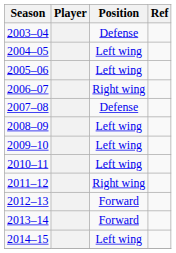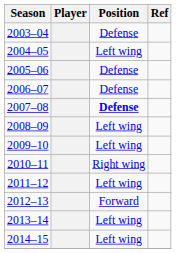(119, 70) Left wing -> (119, 70) Defense
(119, 88) Right wing -> (119, 88) Defense
(119, 107) normal -> (119, 107) bold
(119, 164) Left wing -> (119, 164) Right wing
(119, 182) Right wing -> (119, 182) Left wing
(119, 220) Forward -> (119, 220) Left wing
